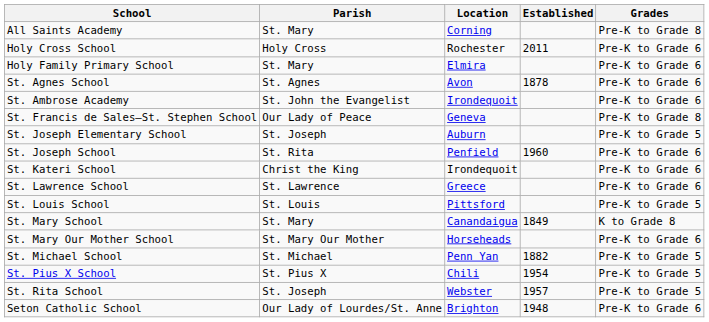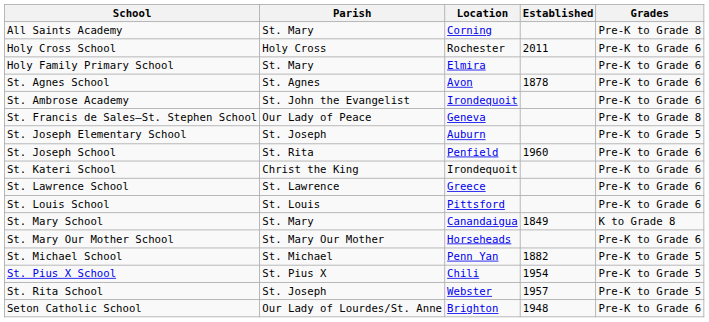(650, 204) Pre-K to Grade 5 -> (650, 204) Pre-K to Grade 6
